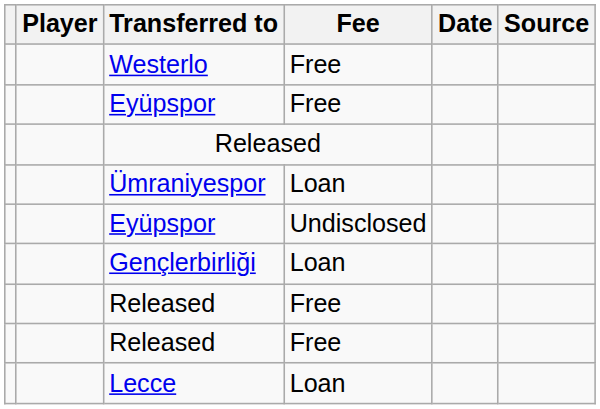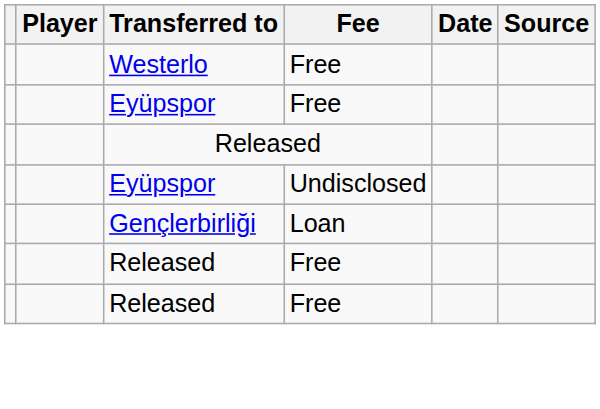- row: (187, 183)
- row: (143, 382)
